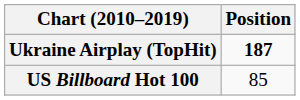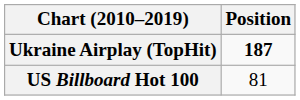(258, 79) 85 -> (258, 79) 81
